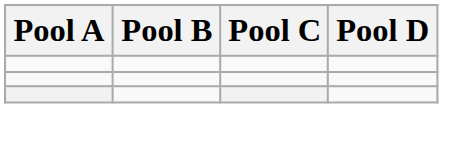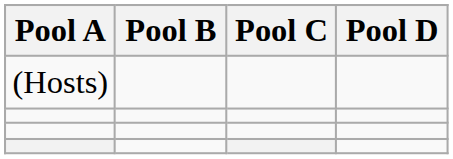+ row: (60, 81)
